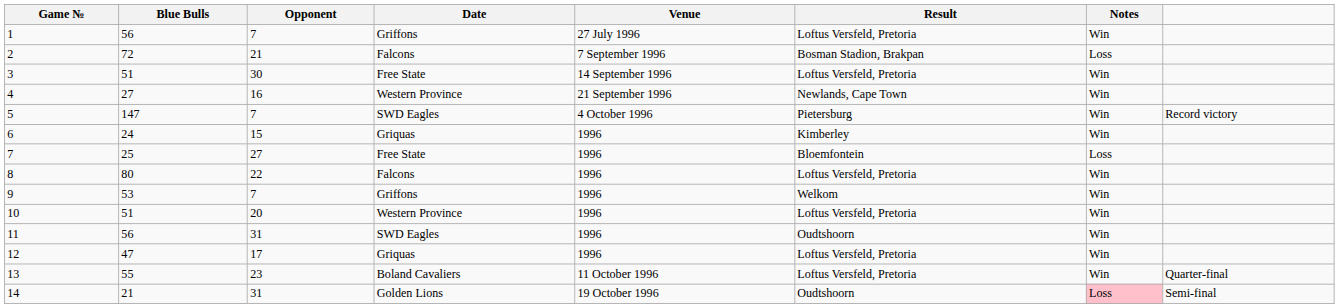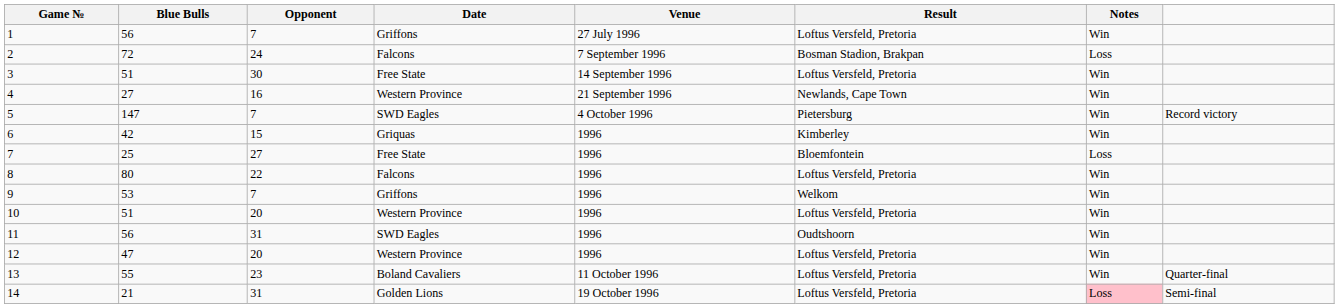(256, 54) 21 -> (256, 54) 24
(127, 134) 24 -> (127, 134) 42
(256, 254) 17 -> (256, 254) 20
(396, 254) Griquas -> (419, 254) Western Province
(826, 294) Oudtshoorn -> (857, 294) Loftus Versfeld, Pretoria
